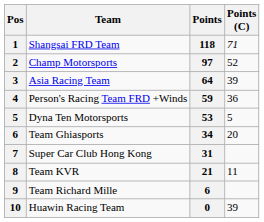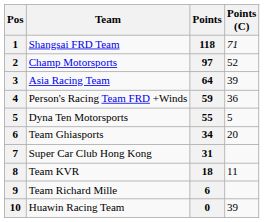(207, 117) 53 -> (207, 117) 55
(207, 171) 21 -> (207, 171) 18
